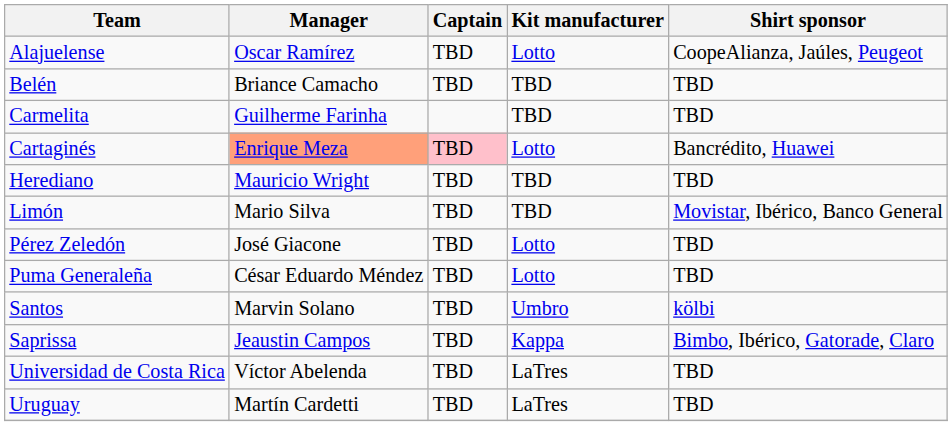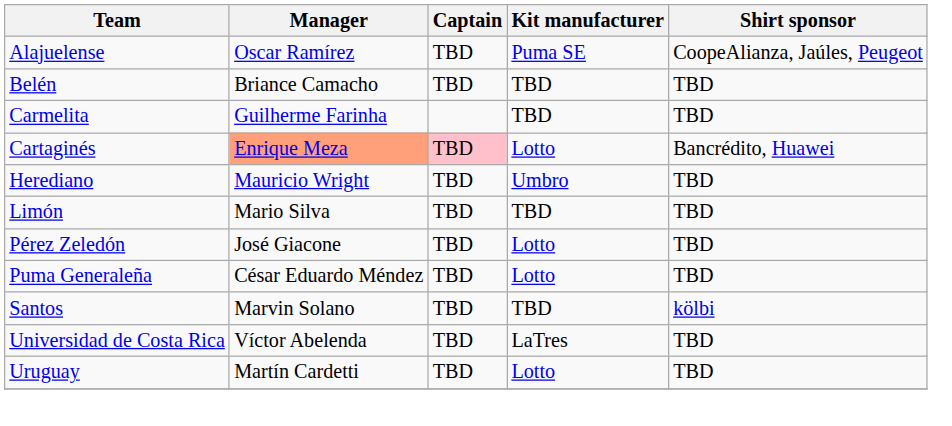(533, 52) Lotto -> (549, 52) Puma SE
(532, 180) TBD -> (540, 180) Umbro
(808, 212) Movistar, Ibérico, Banco General -> (693, 212) TBD
(540, 308) Umbro -> (532, 308) TBD
- row: (43, 340)
(540, 404) LaTres -> (533, 372) Lotto
